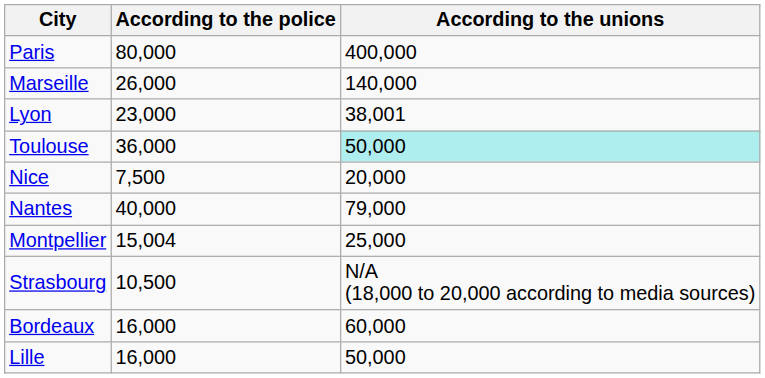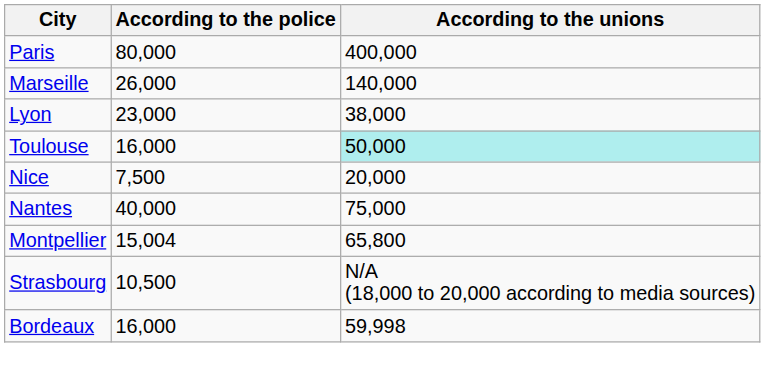(375, 114) 38,001 -> (375, 114) 38,000
(146, 146) 36,000 -> (146, 146) 16,000
(375, 209) 79,000 -> (375, 209) 75,000
(375, 240) 25,000 -> (375, 240) 65,800
(375, 325) 60,000 -> (375, 325) 59,998
- row: (27, 357)
